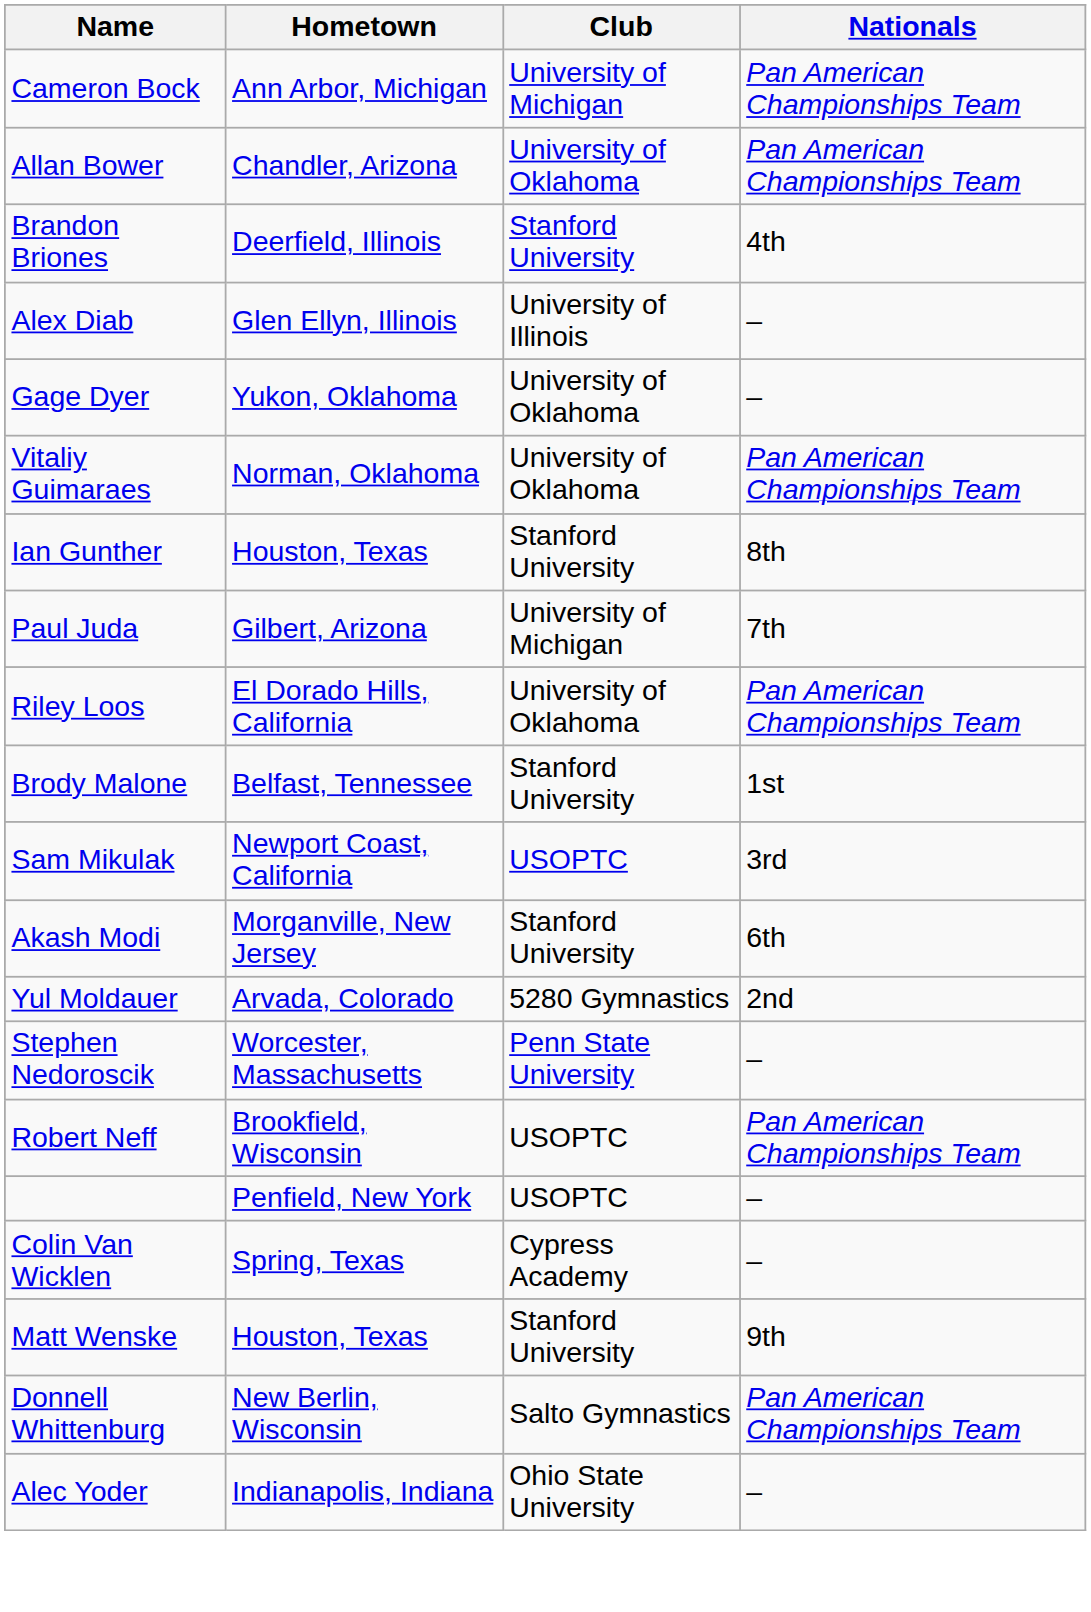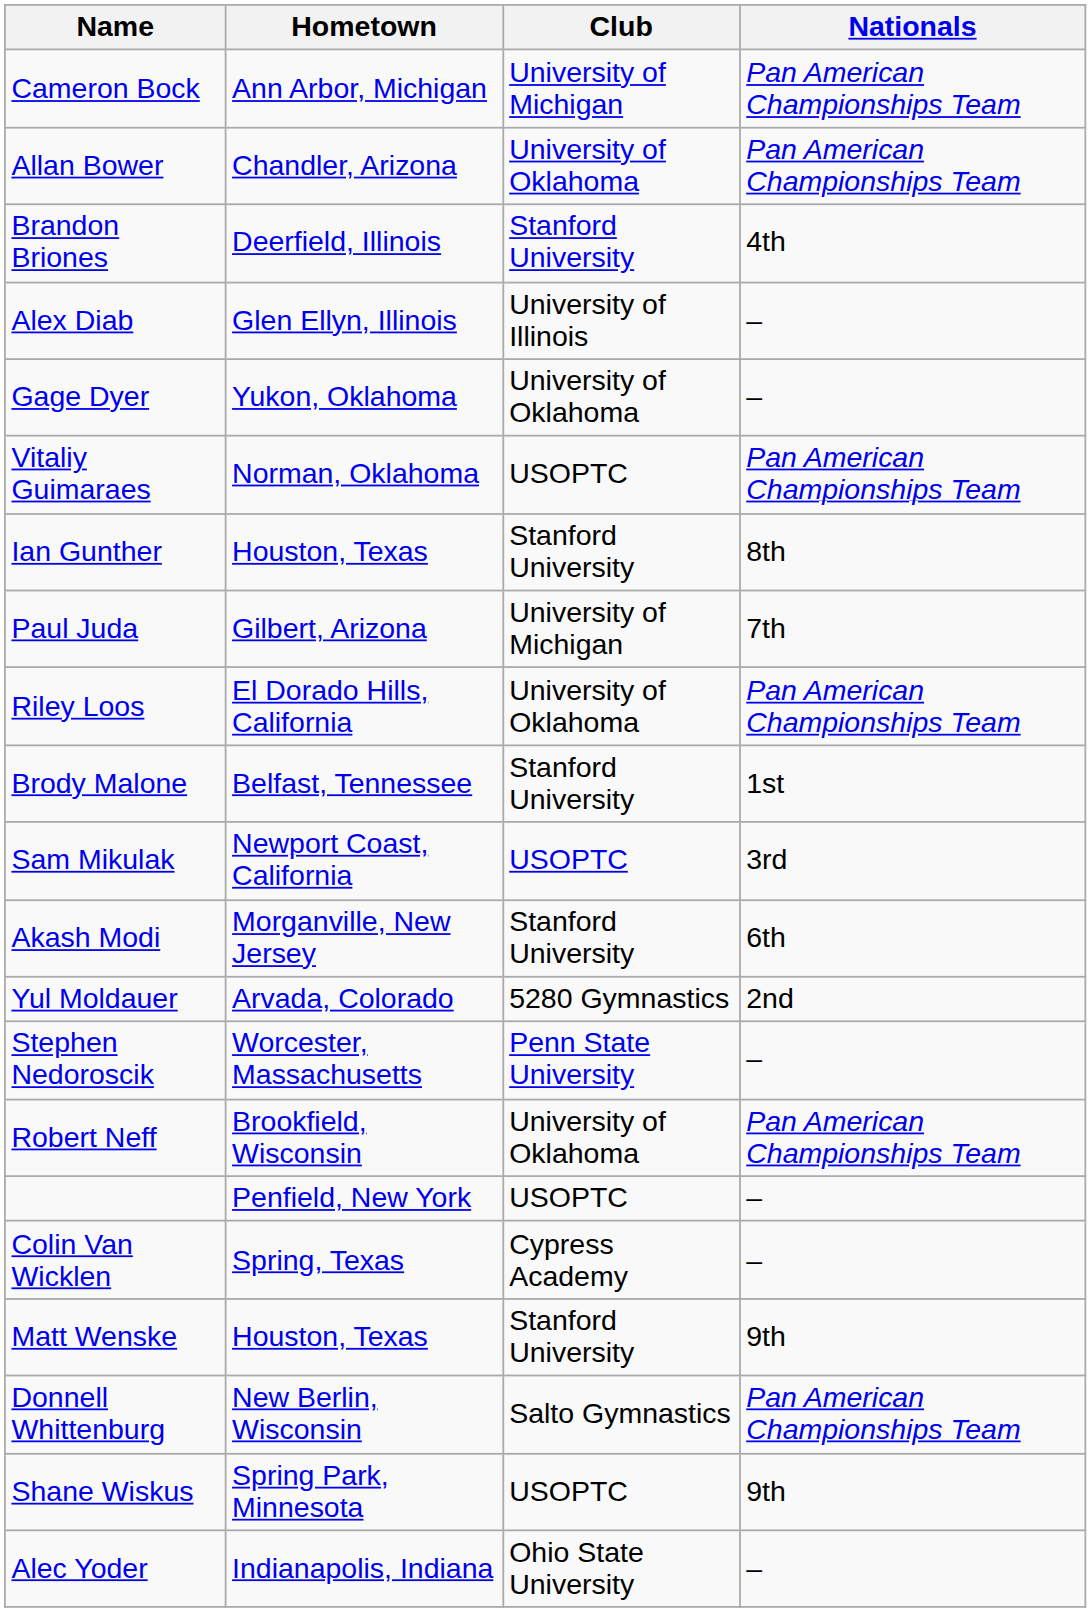(588, 474) University of Oklahoma -> (569, 474) USOPTC
(569, 1137) USOPTC -> (588, 1137) University of Oklahoma
+ row: (102, 1491)
